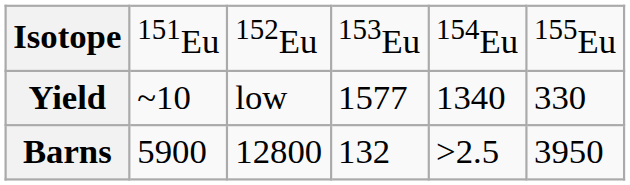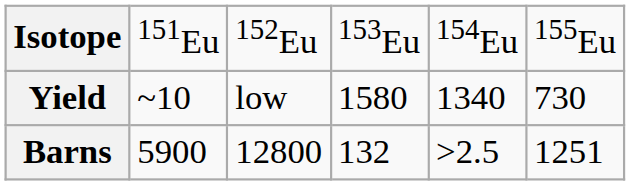(373, 97) 1577 -> (373, 97) 1580
(560, 97) 330 -> (560, 97) 730
(569, 152) 3950 -> (569, 152) 1251
